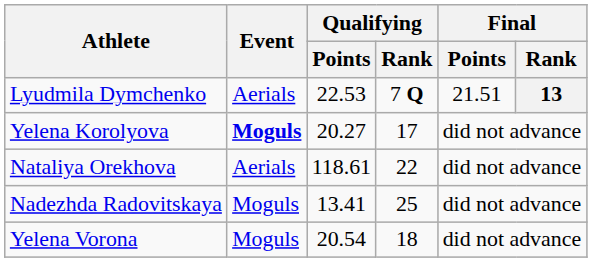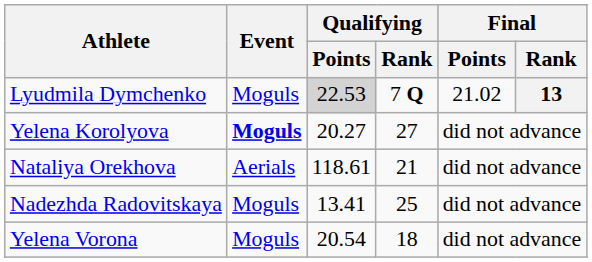(264, 95) Aerials -> (266, 95) Moguls
(341, 95) no background -> (341, 95) lightgrey background
(477, 95) 21.51 -> (477, 95) 21.02
(407, 131) 17 -> (407, 131) 27
(407, 167) 22 -> (407, 167) 21
